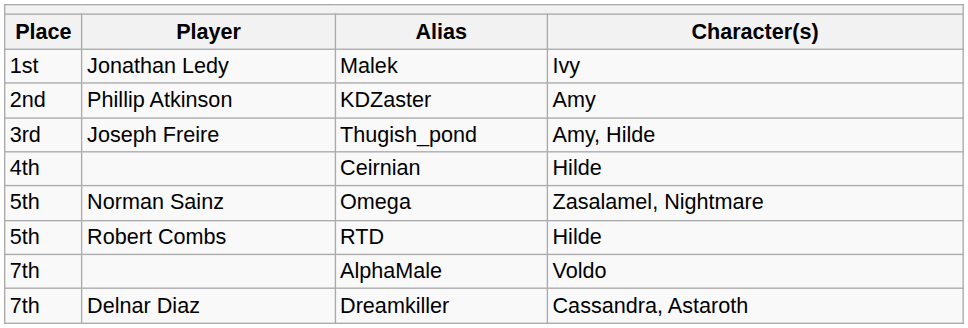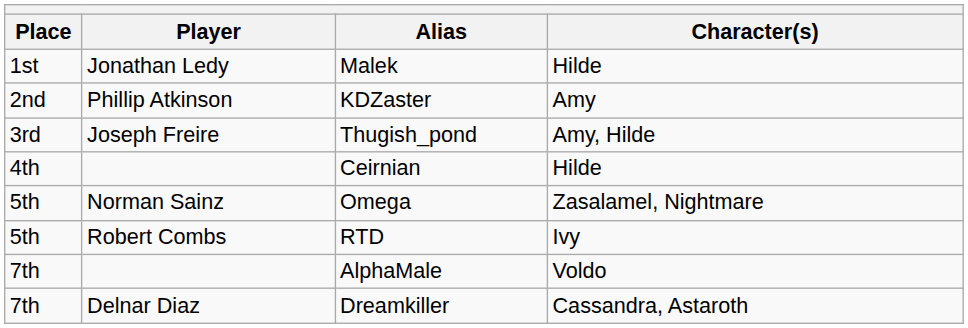(566, 65) Ivy -> (577, 65) Hilde
(577, 237) Hilde -> (566, 237) Ivy
